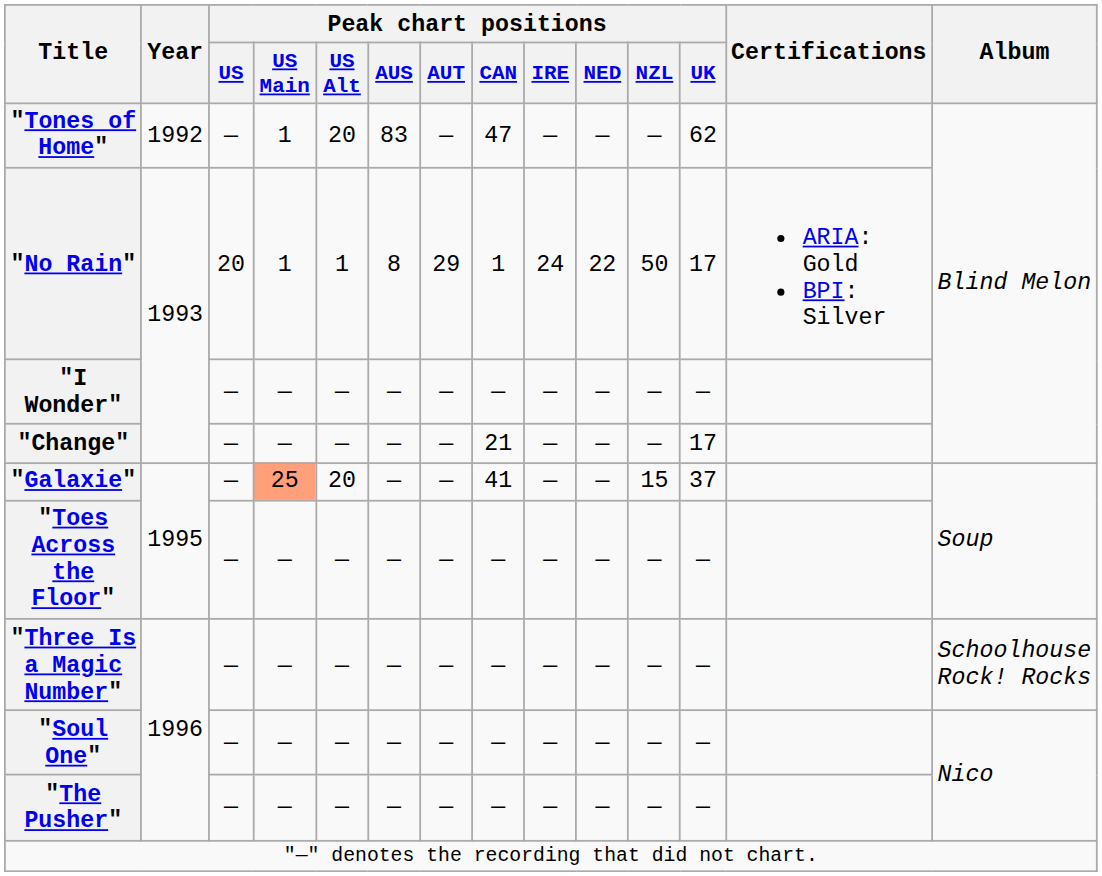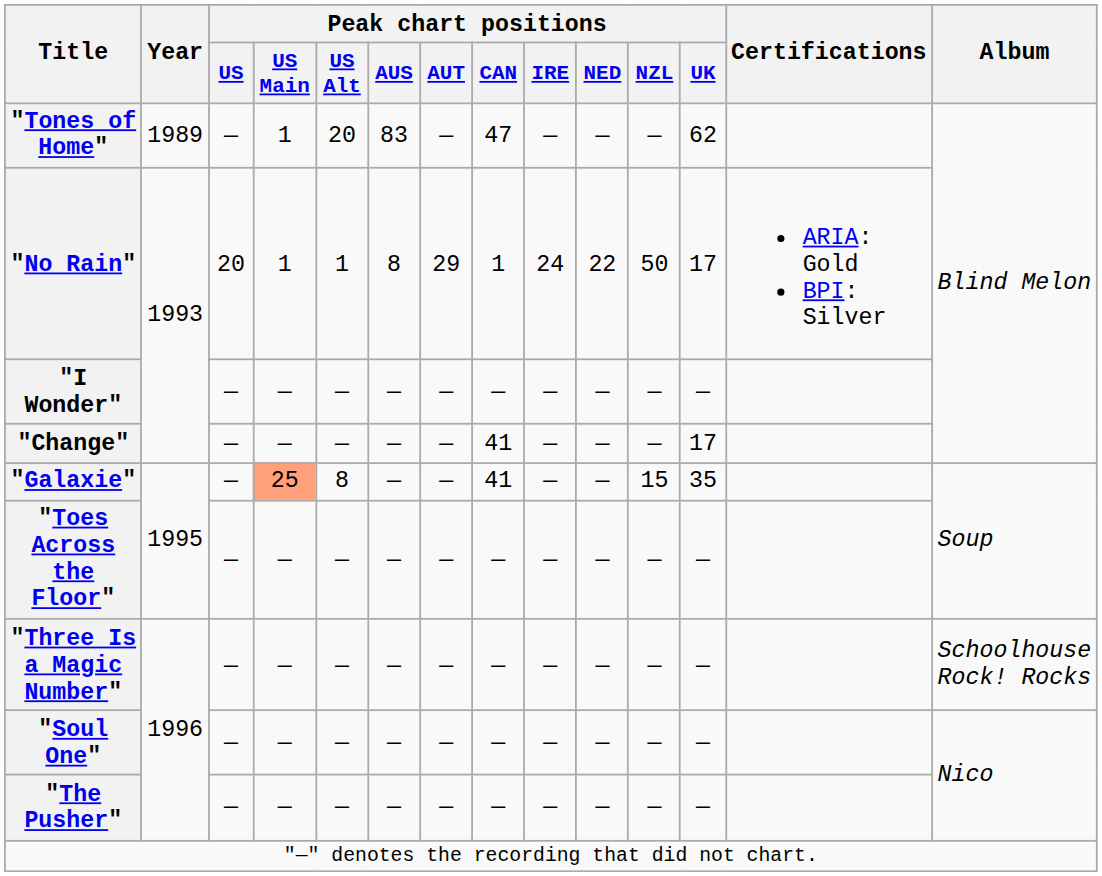(175, 135) 1992 -> (175, 135) 1989
(498, 443) 21 -> (498, 443) 41
(342, 481) 20 -> (342, 481) 8
(703, 481) 37 -> (703, 481) 35
